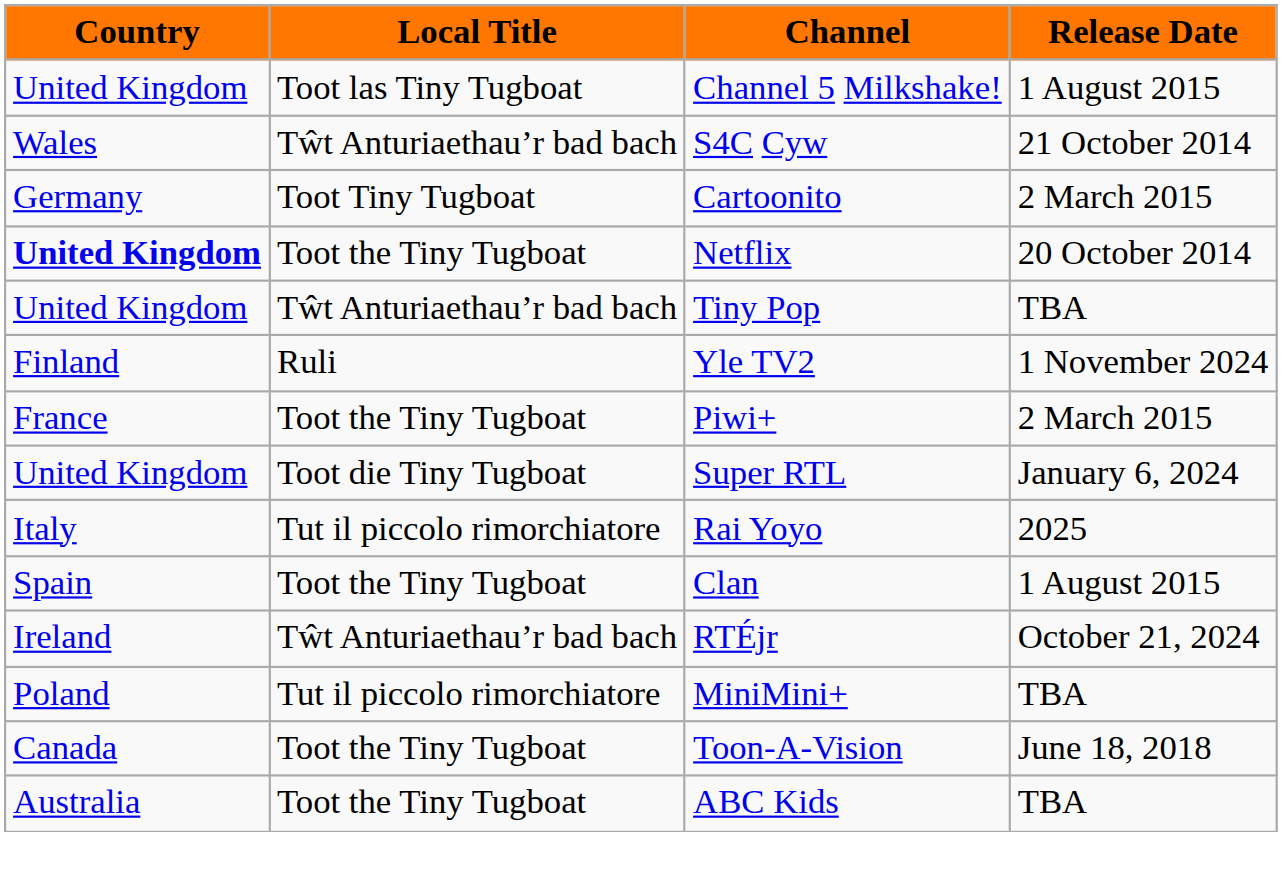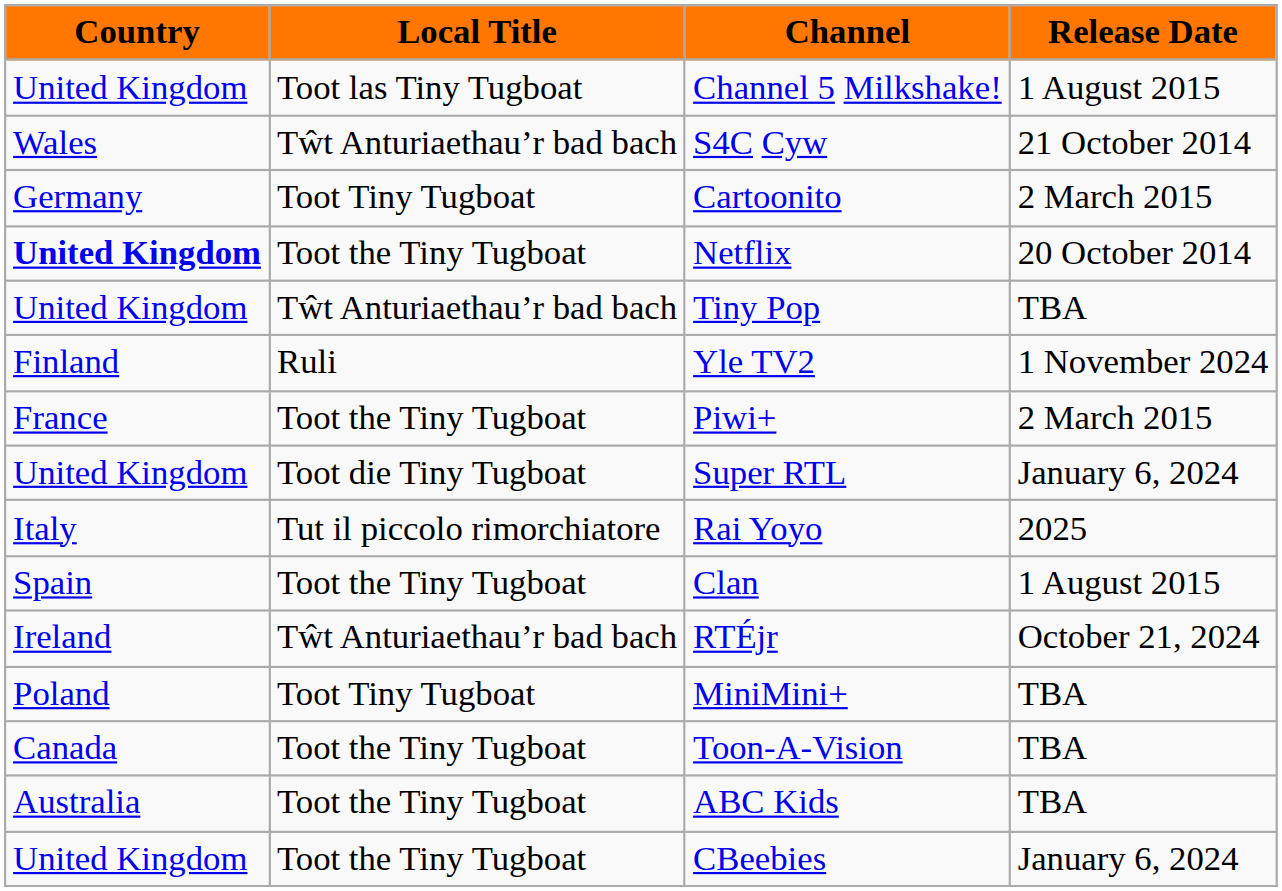(469, 692) Tut il piccolo rimorchiatore -> (406, 692) Toot Tiny Tugboat
(1115, 747) June 18, 2018 -> (1052, 747) TBA
+ row: (760, 857)
